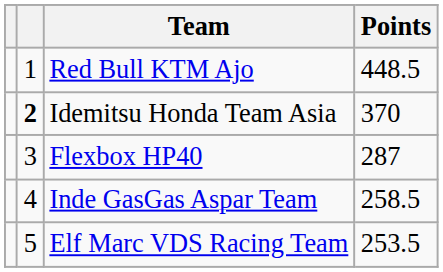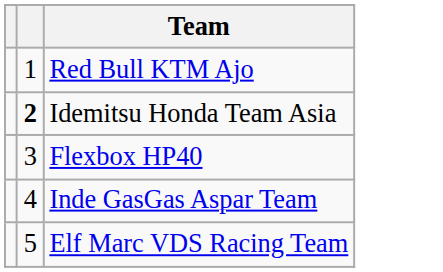- column: (396, 25)
